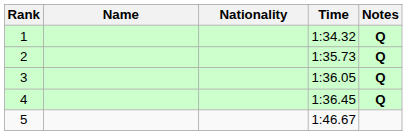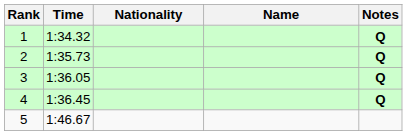columns swapped: (121, 15) <-> (334, 15)
